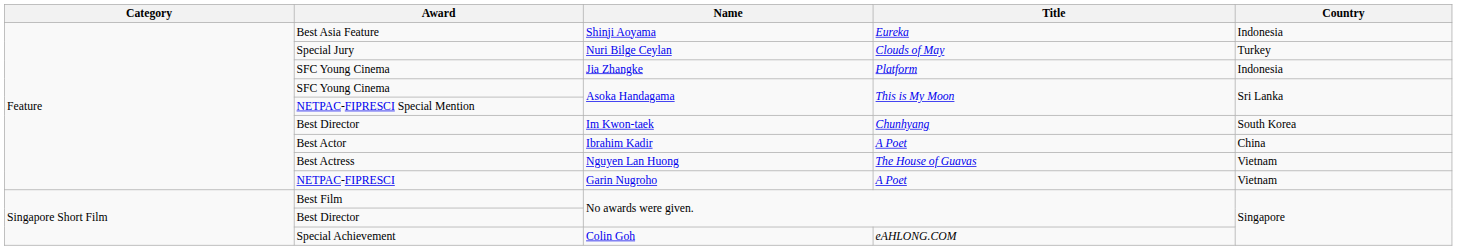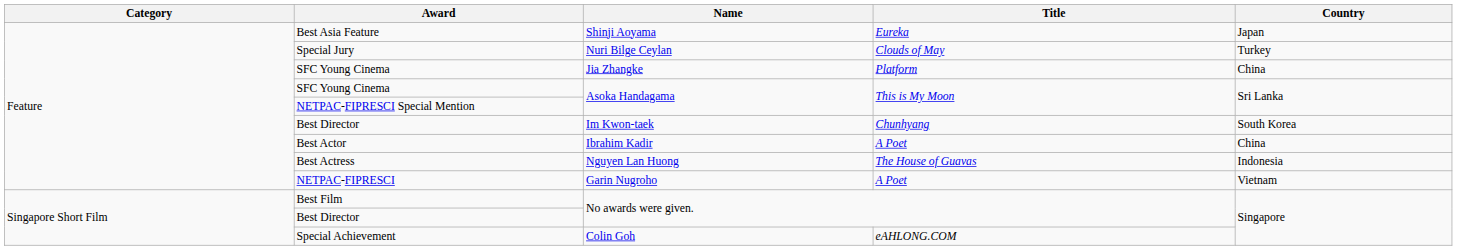(1260, 32) Indonesia -> (1251, 32) Japan
(1260, 69) Indonesia -> (1251, 69) China
(1257, 161) Vietnam -> (1260, 161) Indonesia
